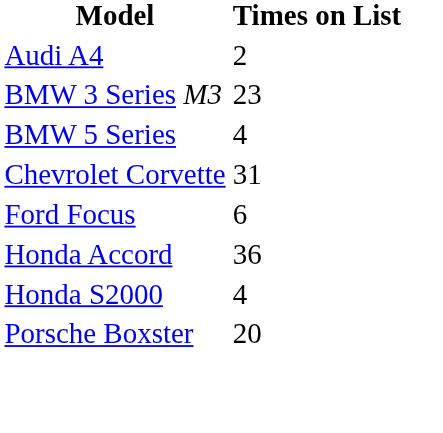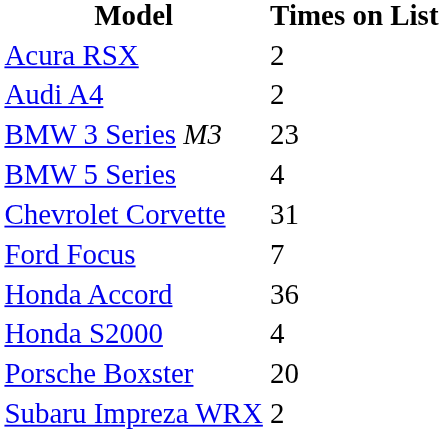+ row: (72, 55)
(240, 214) 6 -> (277, 254) 7
+ row: (134, 413)
